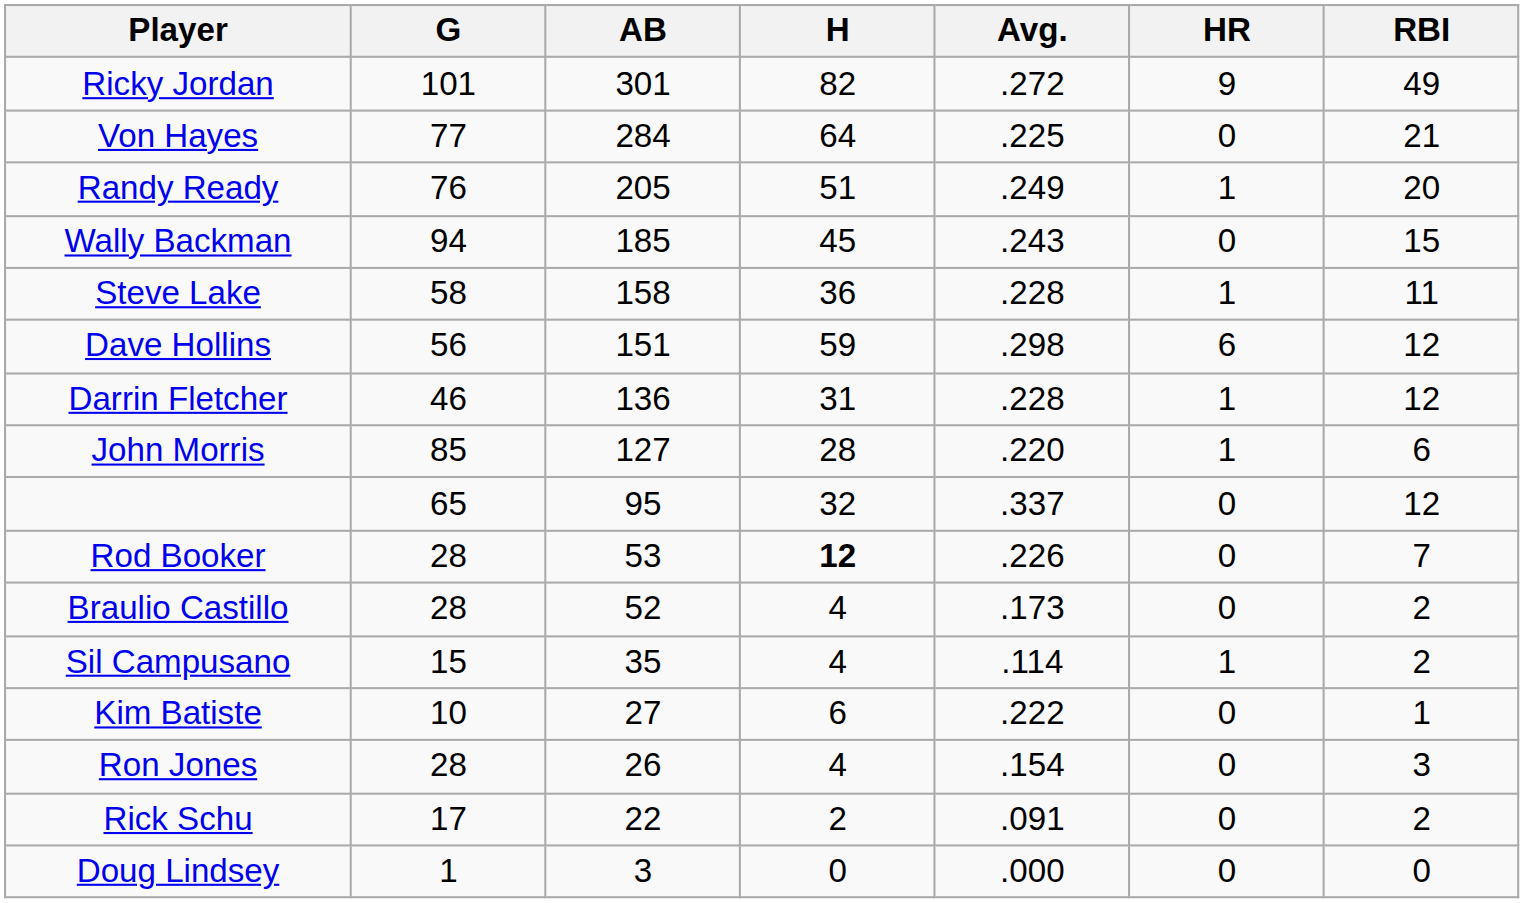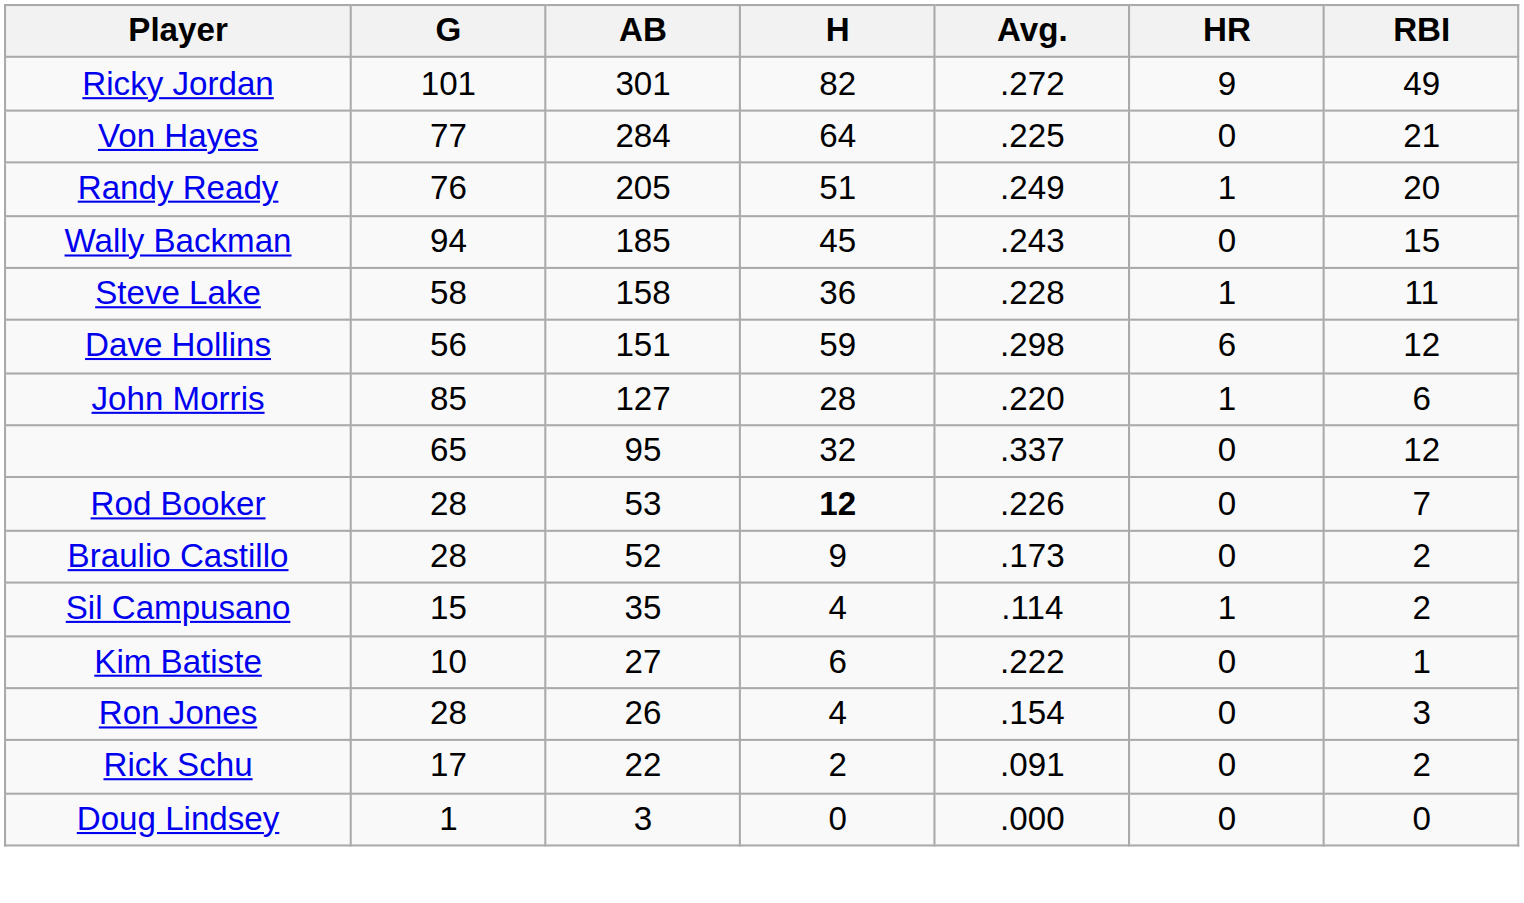- row: (178, 398)
(838, 608) 4 -> (838, 556) 9
